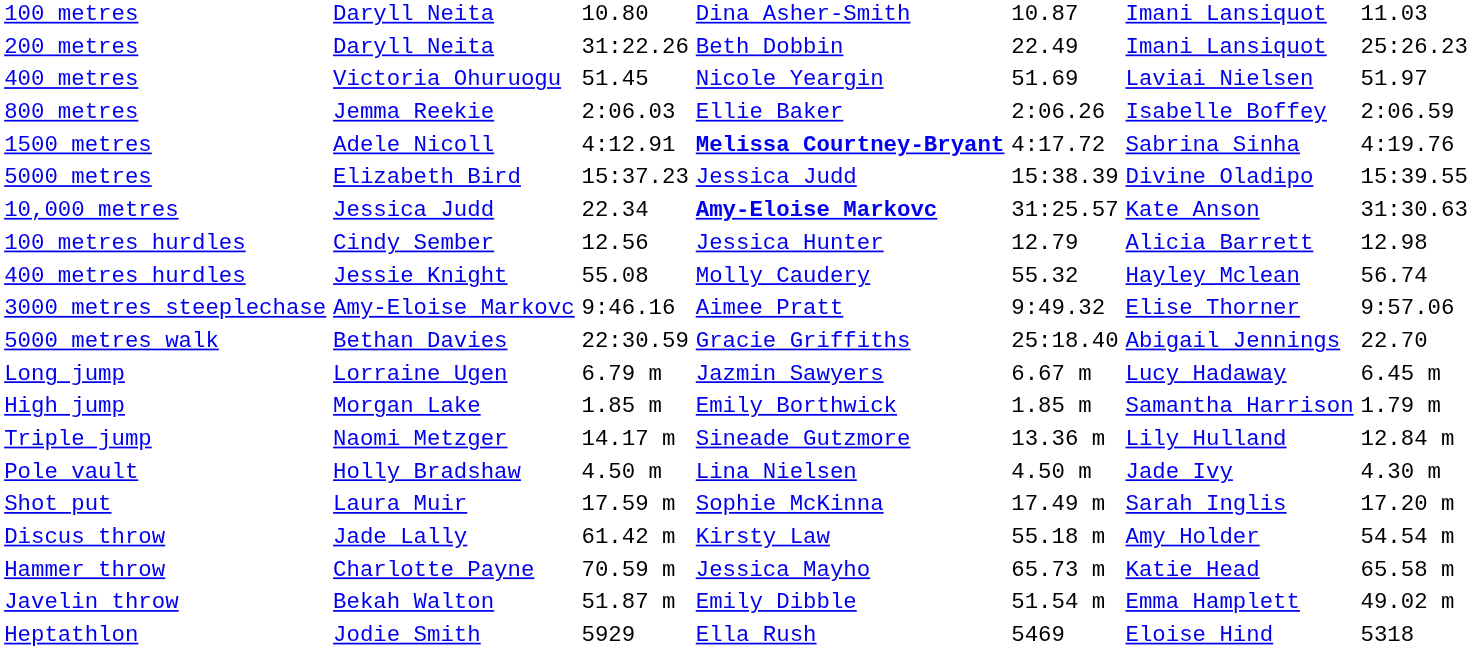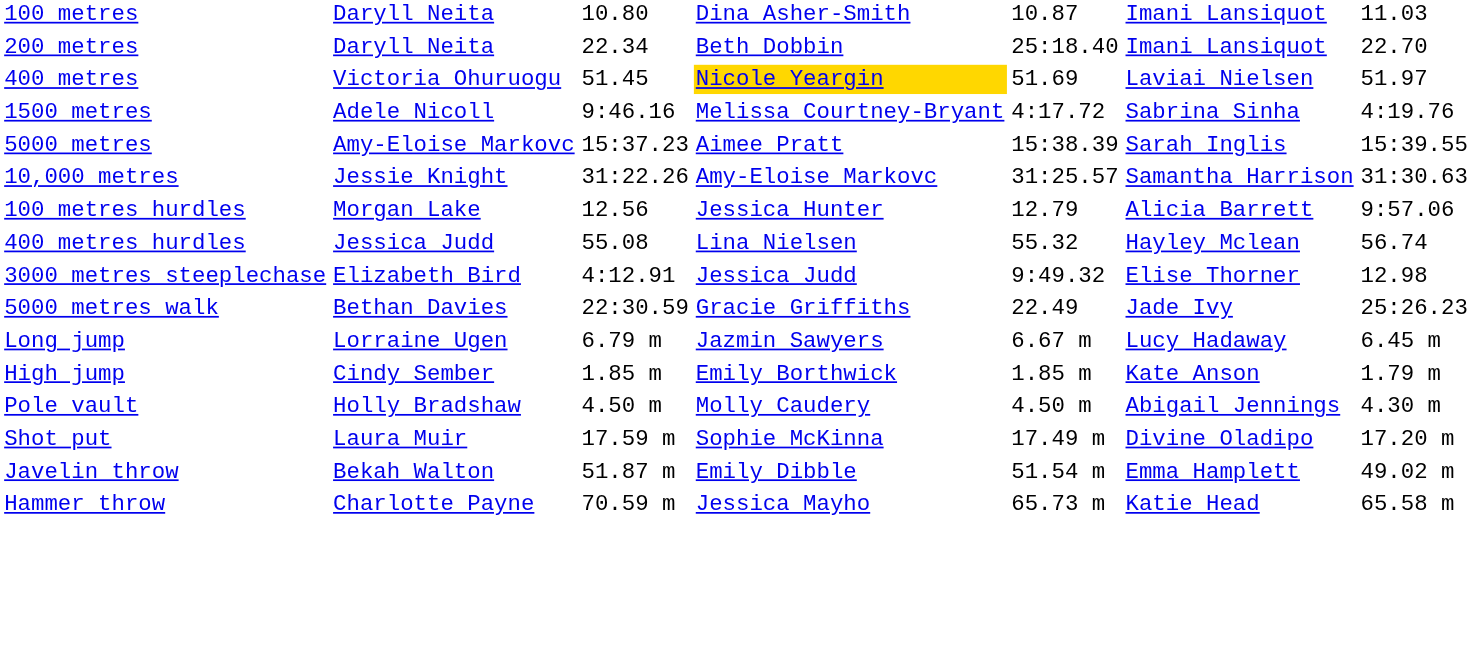(635, 47) 31:22.26 -> (615, 47) 22.34
(1045, 47) 22.49 -> (1065, 47) 25:18.40
(1414, 47) 25:26.23 -> (1394, 47) 22.70
(790, 79) no background -> (790, 79) gold background
- row: (71, 112)
(628, 145) 4:12.91 -> (628, 112) 9:46.16
(850, 145) bold -> (850, 112) normal
(427, 177) Elizabeth Bird -> (454, 145) Amy-Eloise Markovc
(776, 177) Jessica Judd -> (770, 145) Aimee Pratt
(1219, 177) Divine Oladipo -> (1206, 145) Sarah Inglis
(414, 210) Jessica Judd -> (420, 177) Jessie Knight
(615, 210) 22.34 -> (635, 177) 31:22.26
(817, 210) bold -> (817, 177) normal
(1193, 210) Kate Anson -> (1240, 177) Samantha Harrison
(414, 243) Cindy Sember -> (407, 210) Morgan Lake
(1394, 243) 12.98 -> (1407, 210) 9:57.06
(420, 276) Jessie Knight -> (414, 243) Jessica Judd
(783, 276) Molly Caudery -> (776, 243) Lina Nielsen
(454, 308) Amy-Eloise Markovc -> (427, 276) Elizabeth Bird
(628, 308) 9:46.16 -> (628, 276) 4:12.91
(770, 308) Aimee Pratt -> (776, 276) Jessica Judd
(1407, 308) 9:57.06 -> (1394, 276) 12.98
(1065, 341) 25:18.40 -> (1045, 308) 22.49
(1233, 341) Abigail Jennings -> (1179, 308) Jade Ivy
(1394, 341) 22.70 -> (1414, 308) 25:26.23
(407, 406) Morgan Lake -> (414, 374) Cindy Sember
(1240, 406) Samantha Harrison -> (1193, 374) Kate Anson
- row: (78, 439)
(776, 472) Lina Nielsen -> (783, 406) Molly Caudery
(1179, 472) Jade Ivy -> (1233, 406) Abigail Jennings
(1206, 504) Sarah Inglis -> (1219, 439) Divine Oladipo
- row: (85, 537)
rows swapped: (85, 570) <-> (91, 602)
- row: (71, 635)
